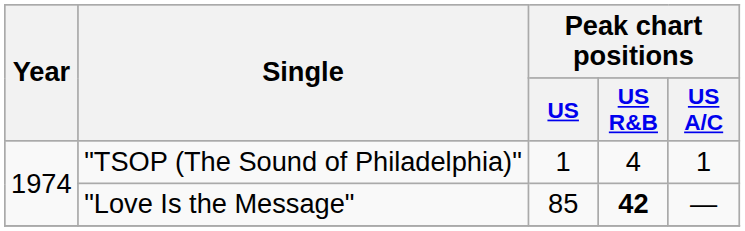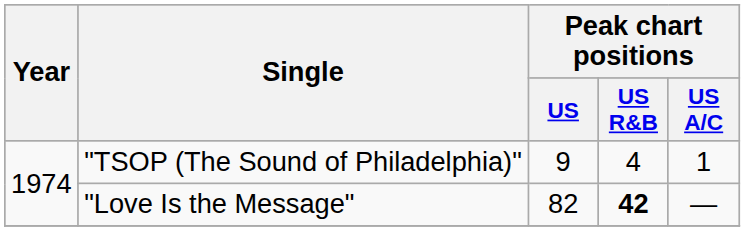(563, 161) 1 -> (563, 161) 9
(563, 204) 85 -> (563, 204) 82
